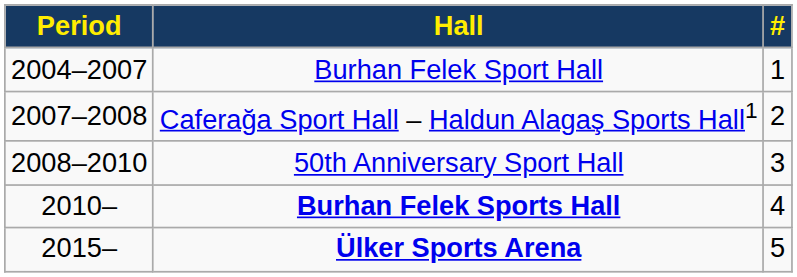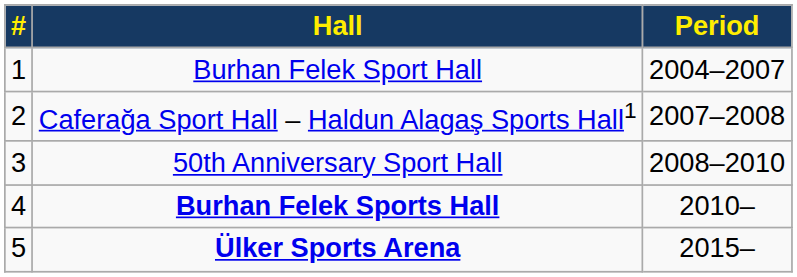columns swapped: (778, 26) <-> (79, 26)
